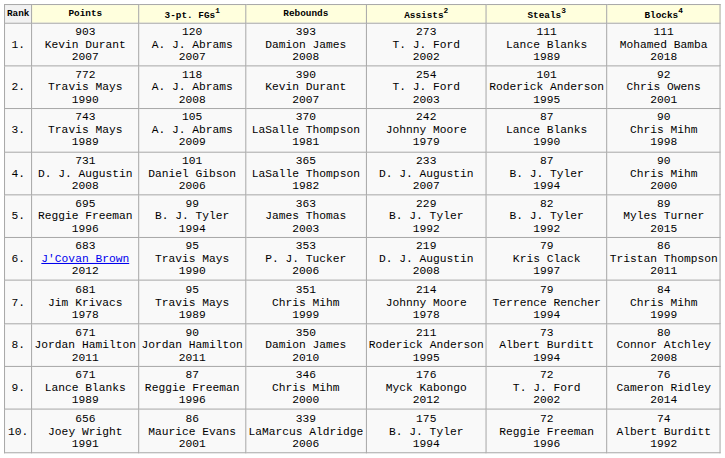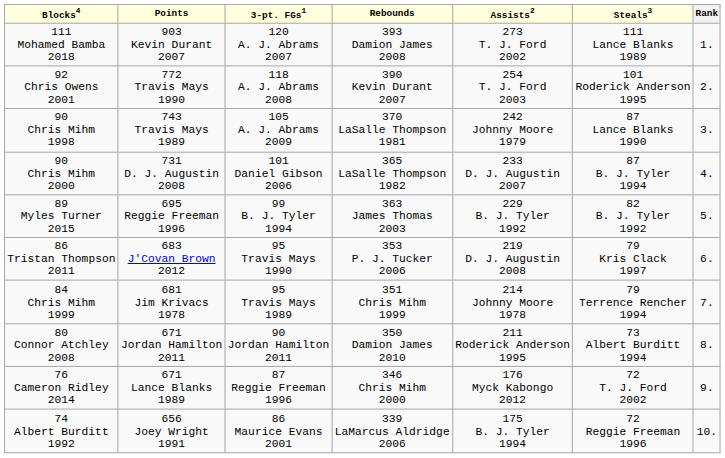columns swapped: (18, 13) <-> (664, 13)
